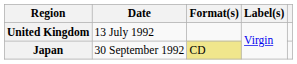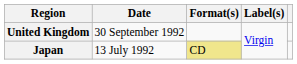(124, 31) 13 July 1992 -> (139, 31) 30 September 1992
(139, 50) 30 September 1992 -> (124, 50) 13 July 1992
